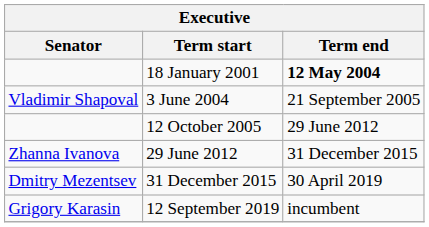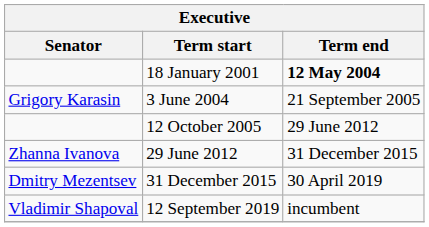(73, 99) Vladimir Shapoval -> (64, 99) Grigory Karasin
(64, 208) Grigory Karasin -> (73, 208) Vladimir Shapoval
